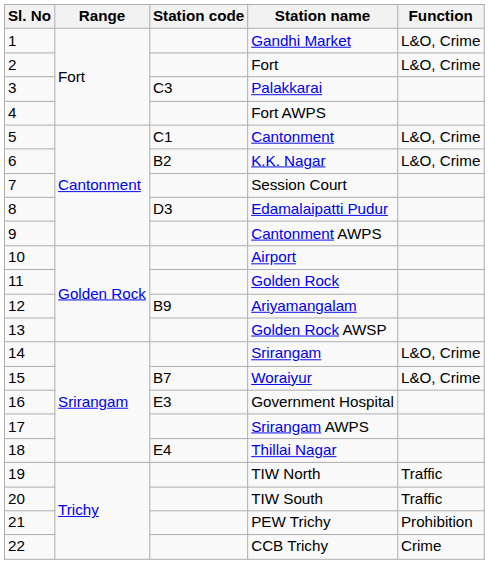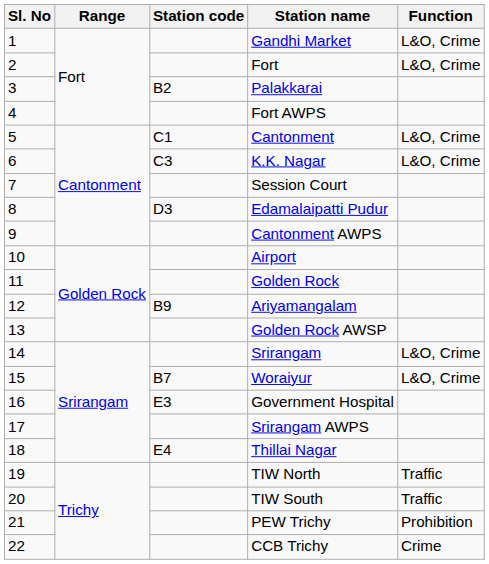(163, 88) C3 -> (162, 88) B2
(162, 161) B2 -> (163, 161) C3
